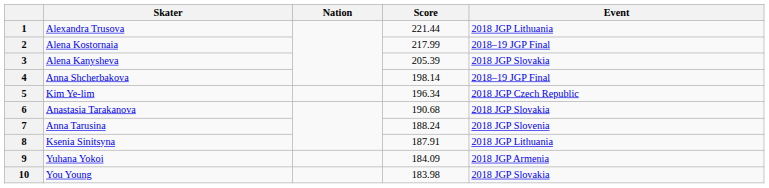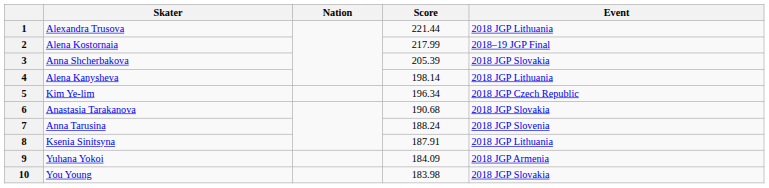(82, 61) Alena Kanysheva -> (87, 61) Anna Shcherbakova
(87, 77) Anna Shcherbakova -> (82, 77) Alena Kanysheva
(511, 77) 2018–19 JGP Final -> (512, 77) 2018 JGP Lithuania
